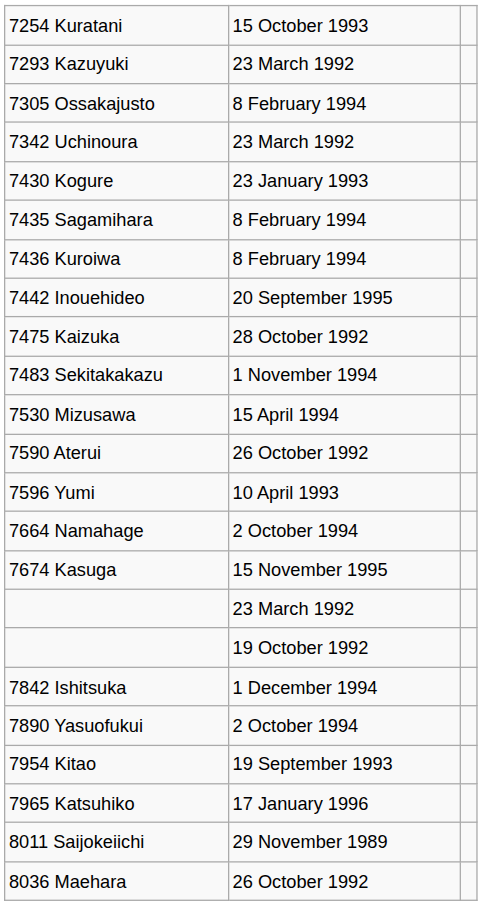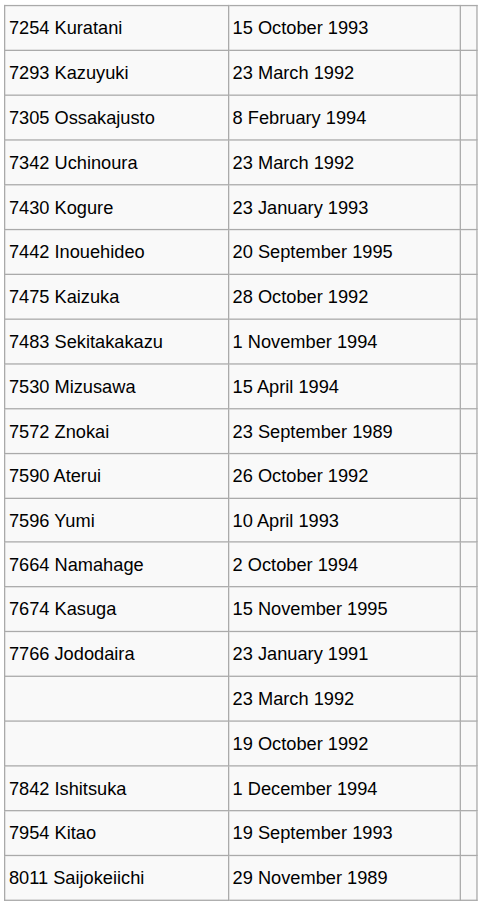- row: (81, 220)
- row: (65, 259)
+ row: (59, 431)
+ row: (72, 654)
- row: (76, 726)
- row: (72, 803)
- row: (68, 881)
